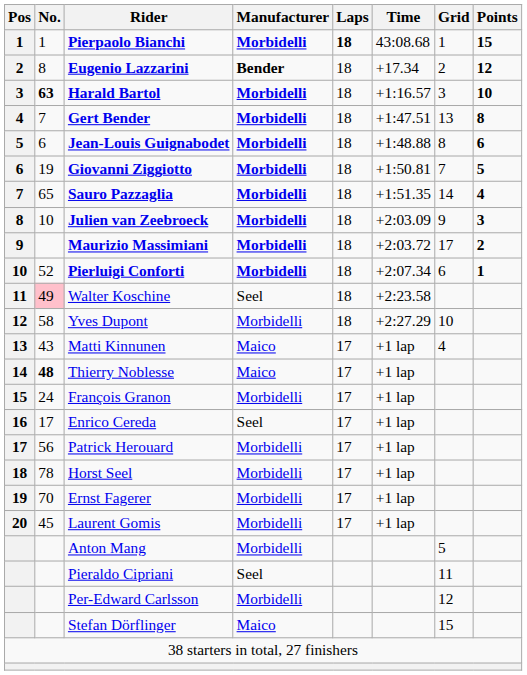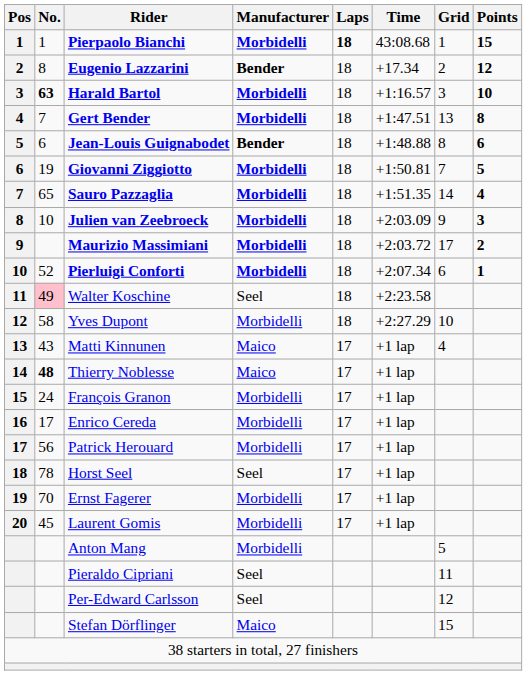(272, 143) Morbidelli -> (260, 143) Bender
(250, 422) Seel -> (269, 422) Morbidelli
(269, 472) Morbidelli -> (250, 472) Seel
(269, 599) Morbidelli -> (250, 599) Seel
